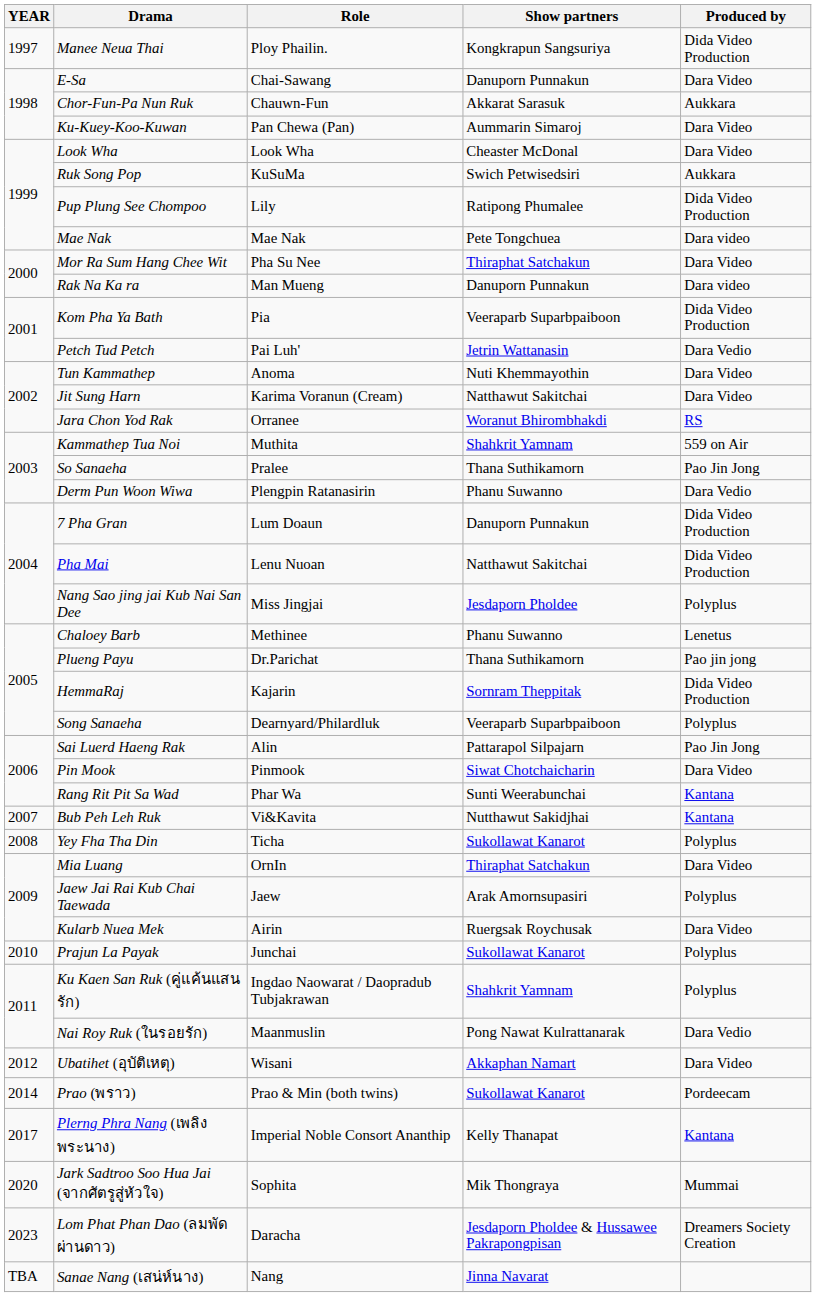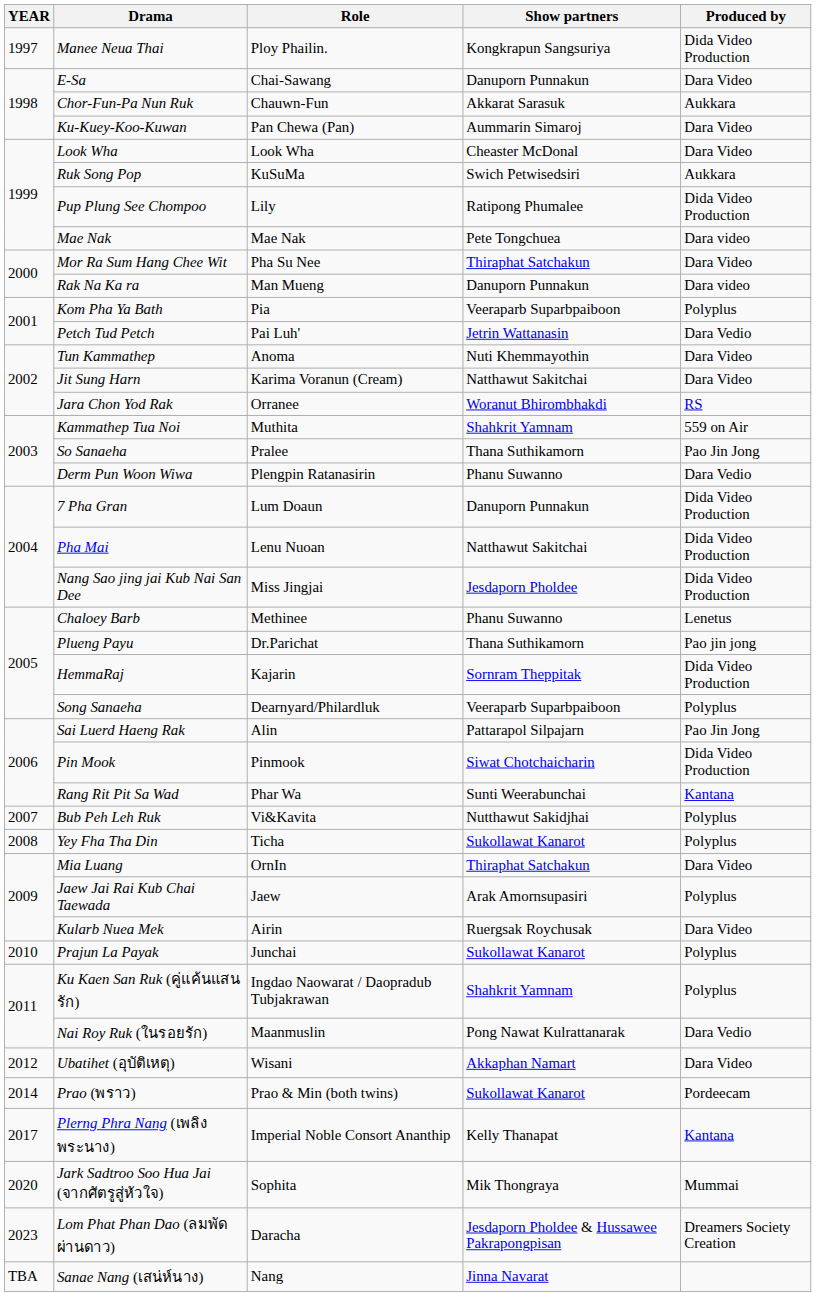(718, 317) Dida Video Production -> (710, 309) Polyplus
(710, 603) Polyplus -> (718, 587) Dida Video Production
(718, 770) Dara Video -> (718, 762) Dida Video Production
(709, 817) Kantana -> (710, 817) Polyplus
